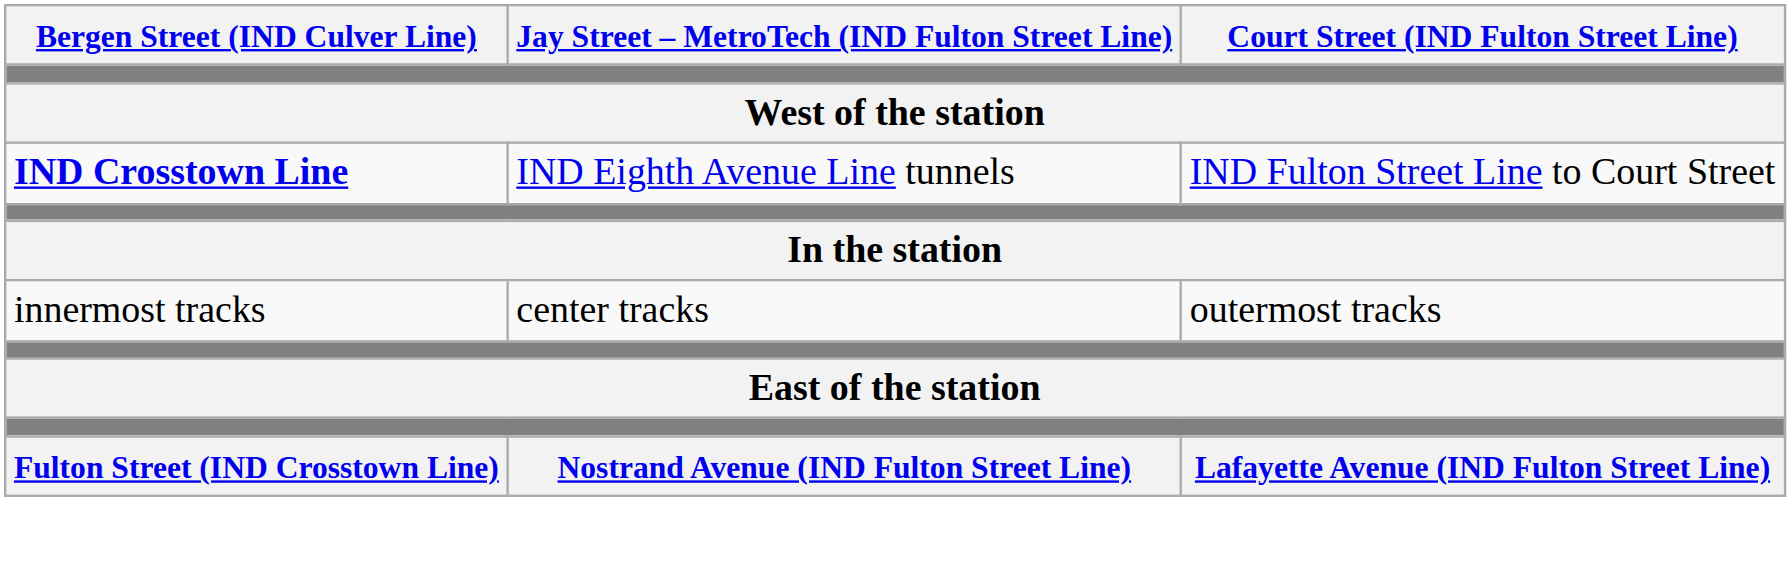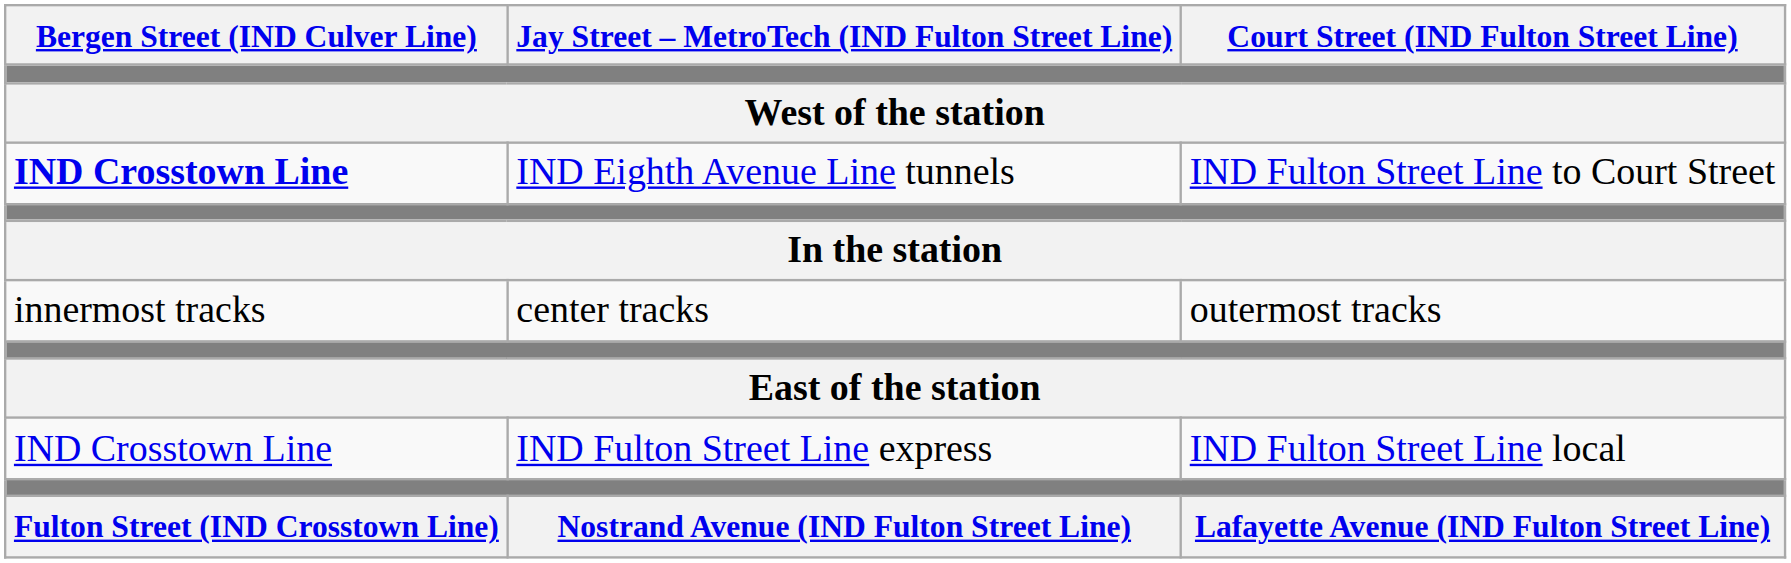+ row: (754, 447)
